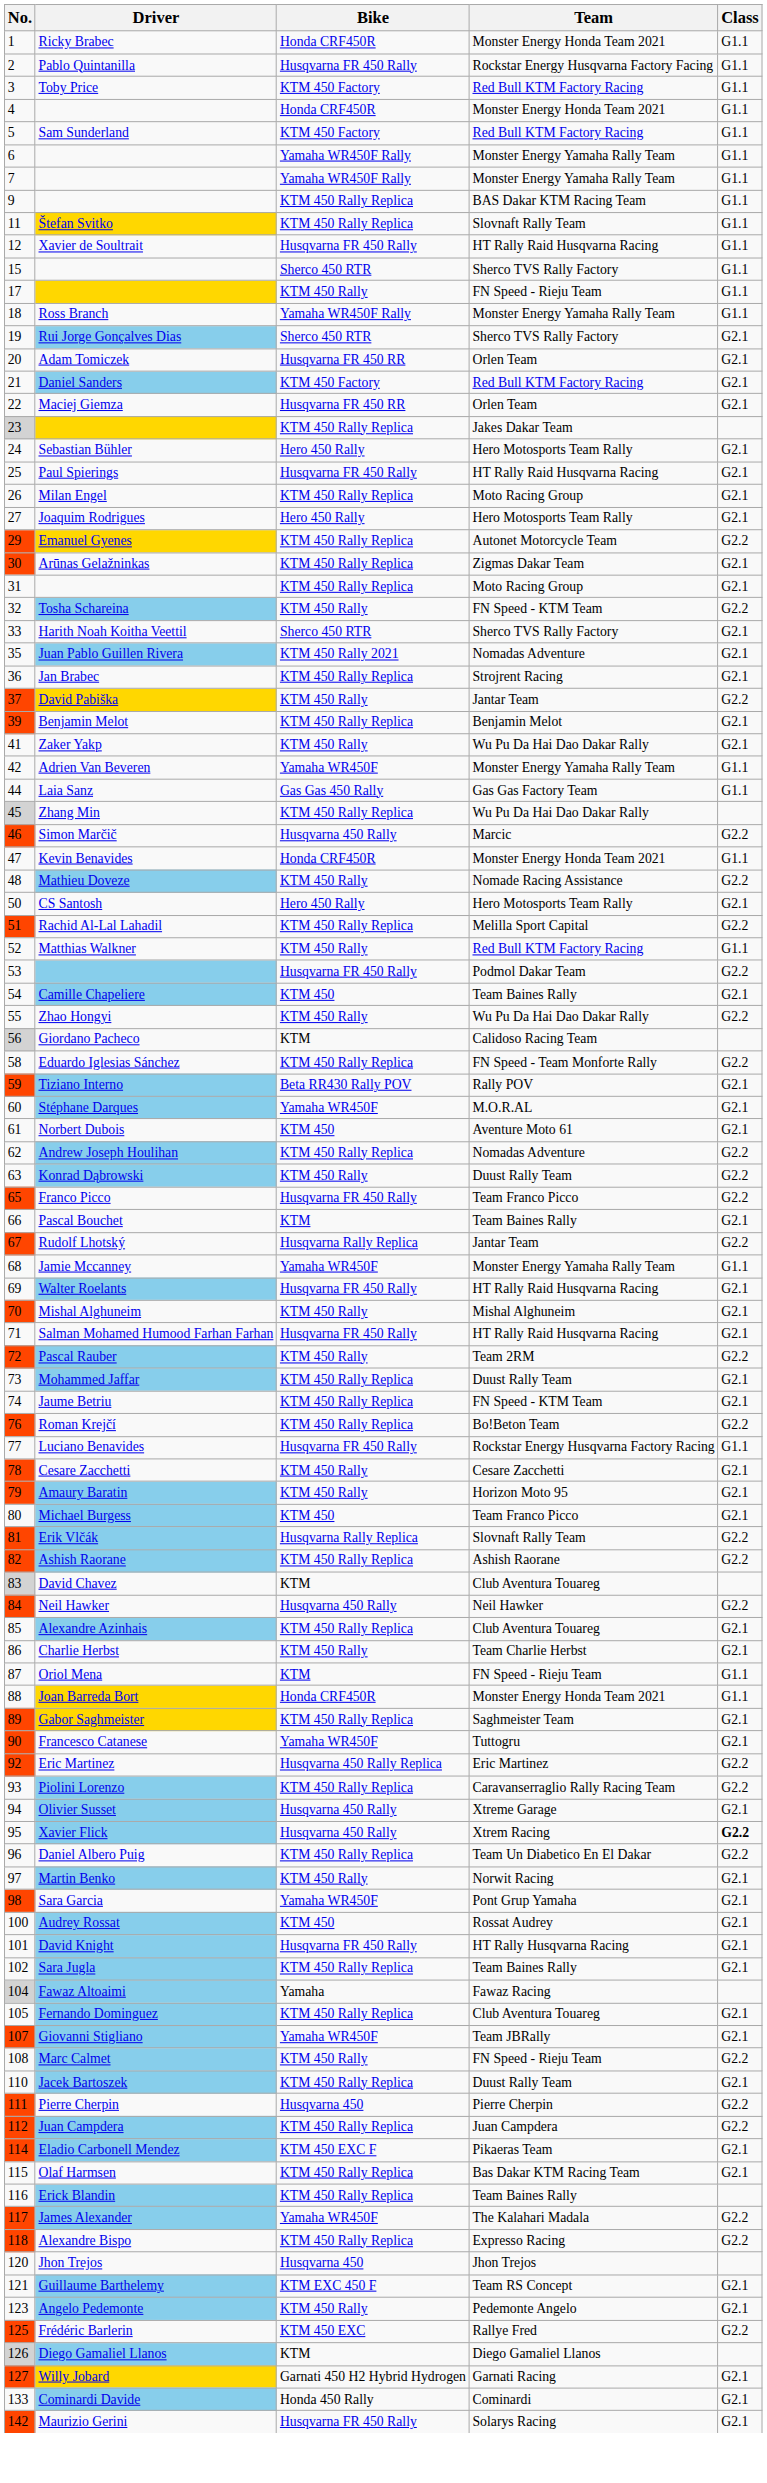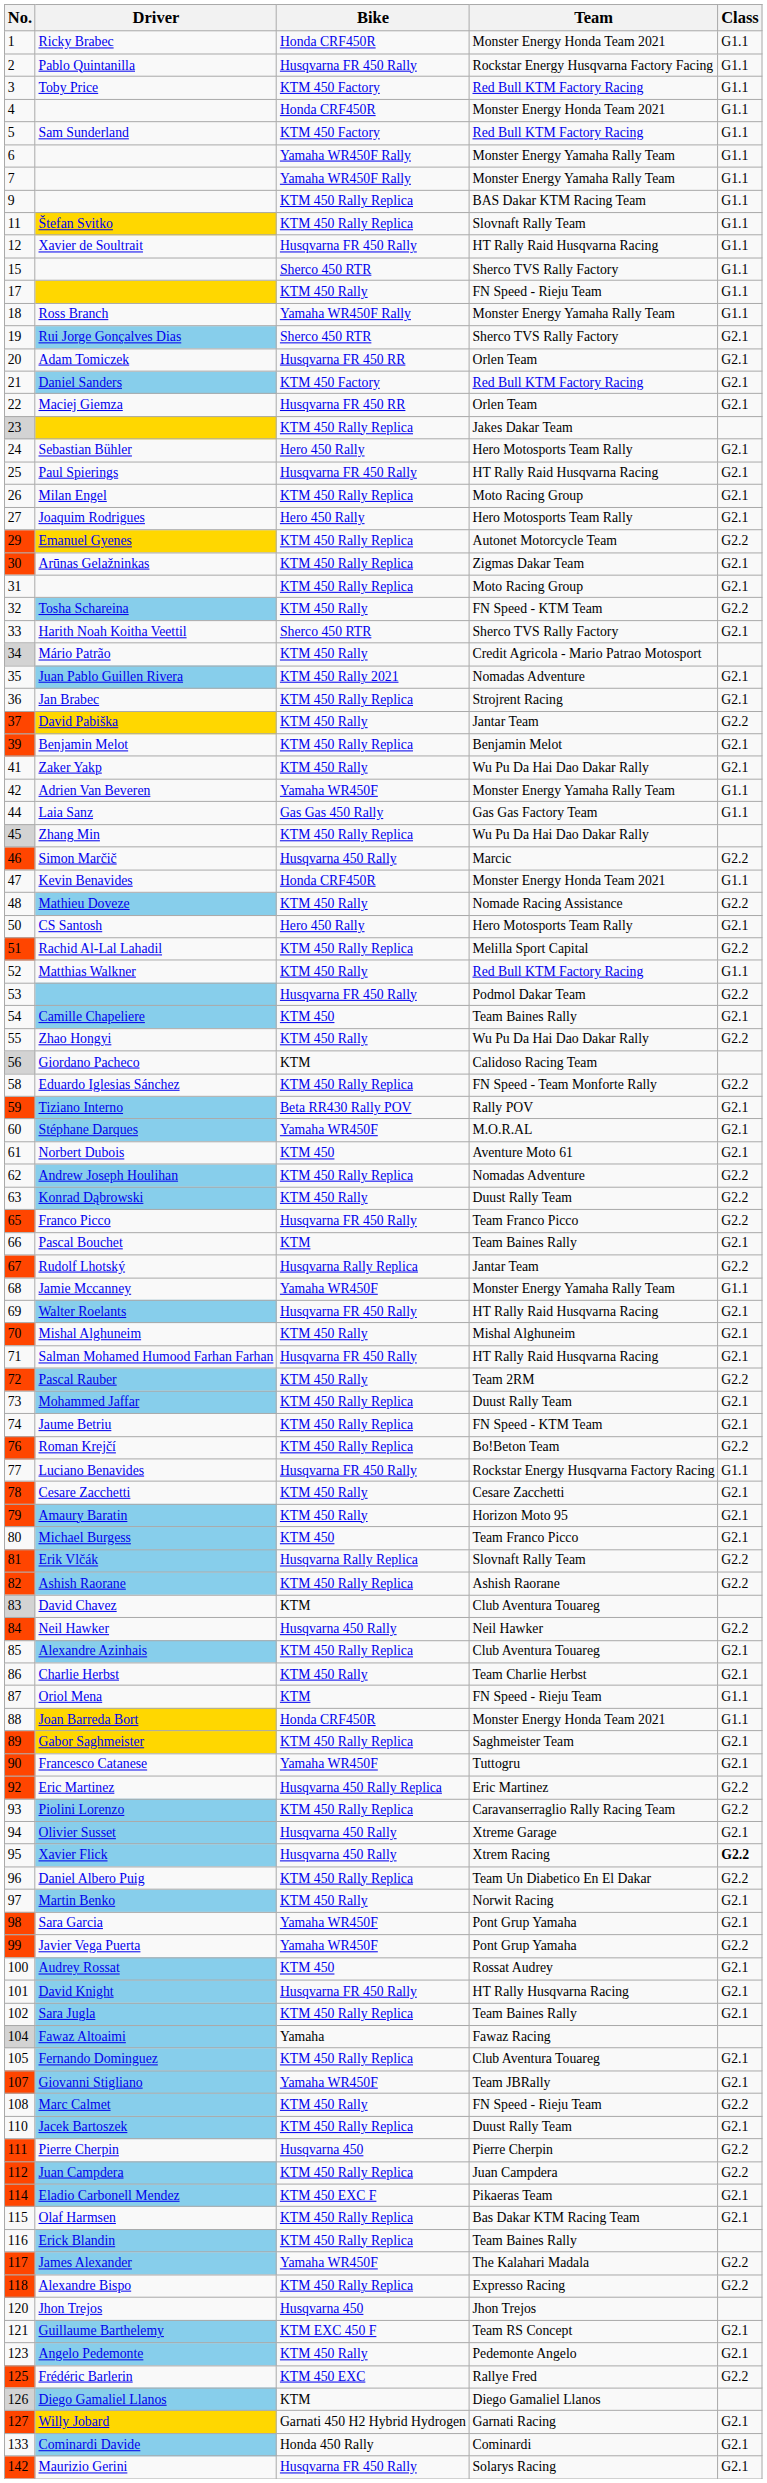+ row: (15, 653)
+ row: (15, 1945)
